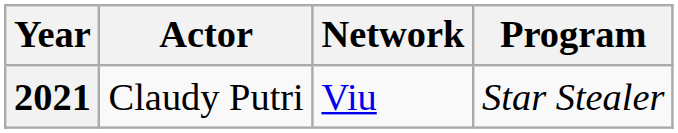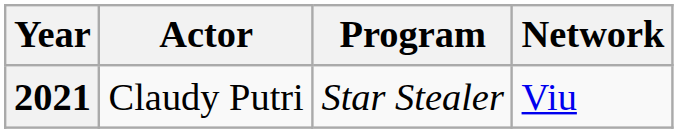columns swapped: (573, 34) <-> (393, 34)
